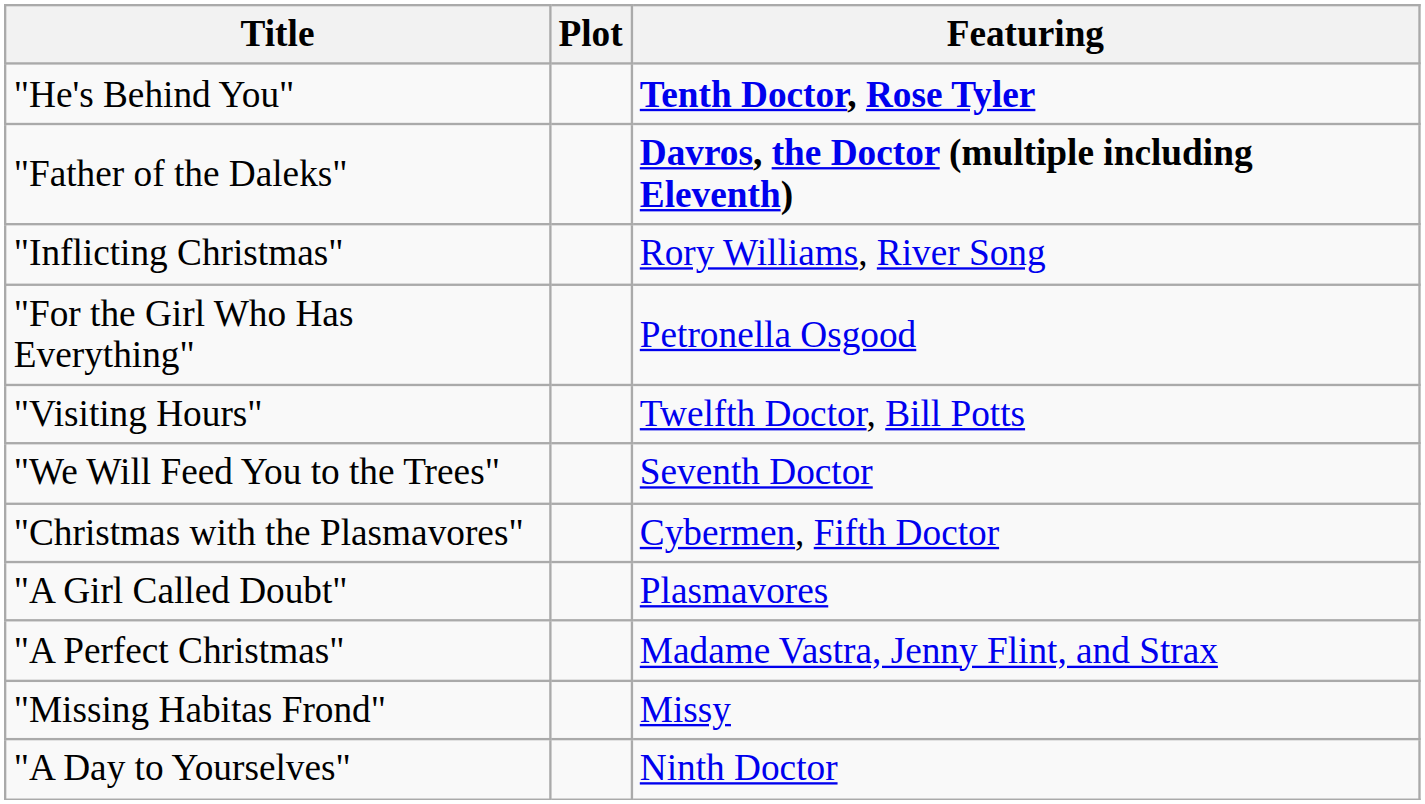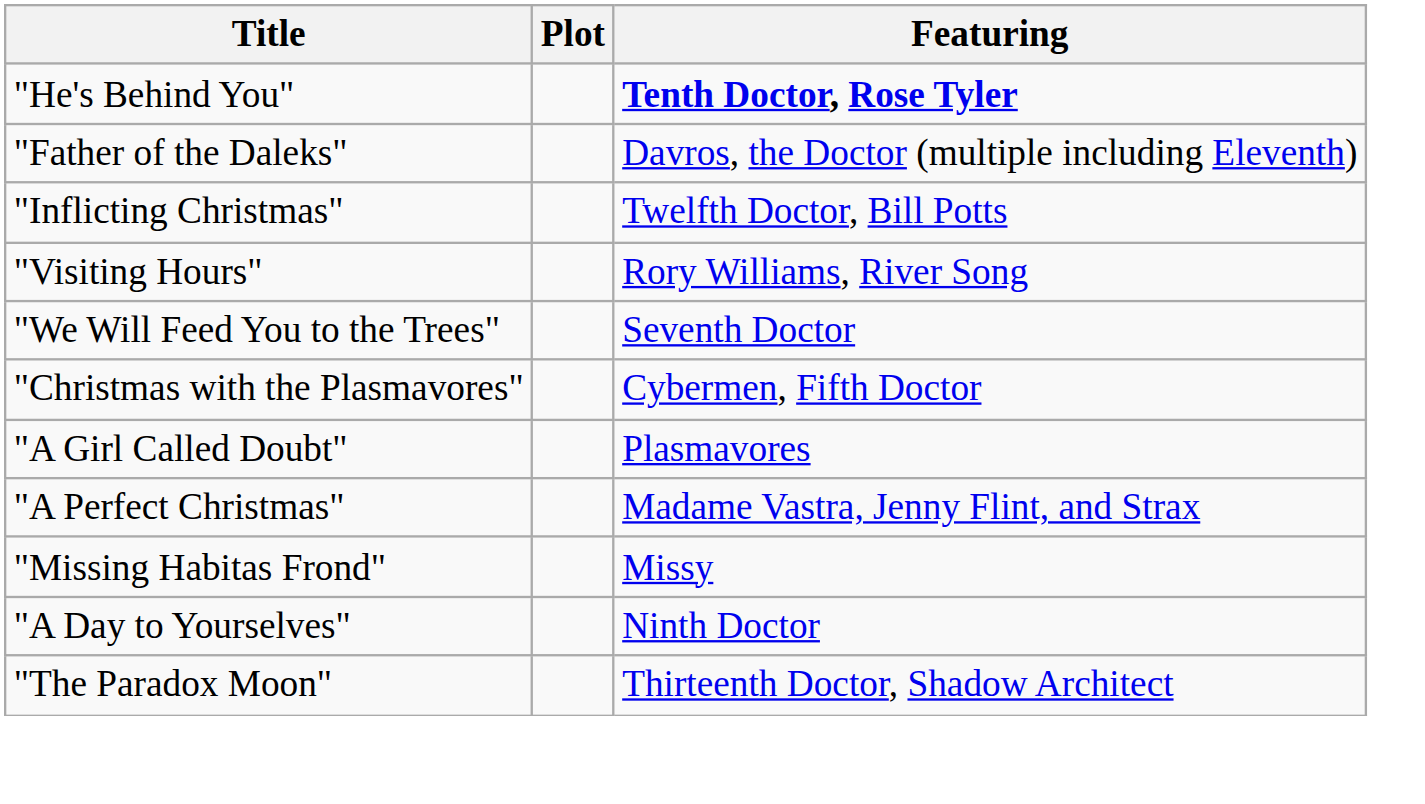(946, 173) bold -> (990, 152) normal
(843, 253) Rory Williams, River Song -> (815, 211) Twelfth Doctor, Bill Potts
- row: (184, 333)
(832, 413) Twelfth Doctor, Bill Potts -> (825, 270) Rory Williams, River Song
+ row: (173, 684)
